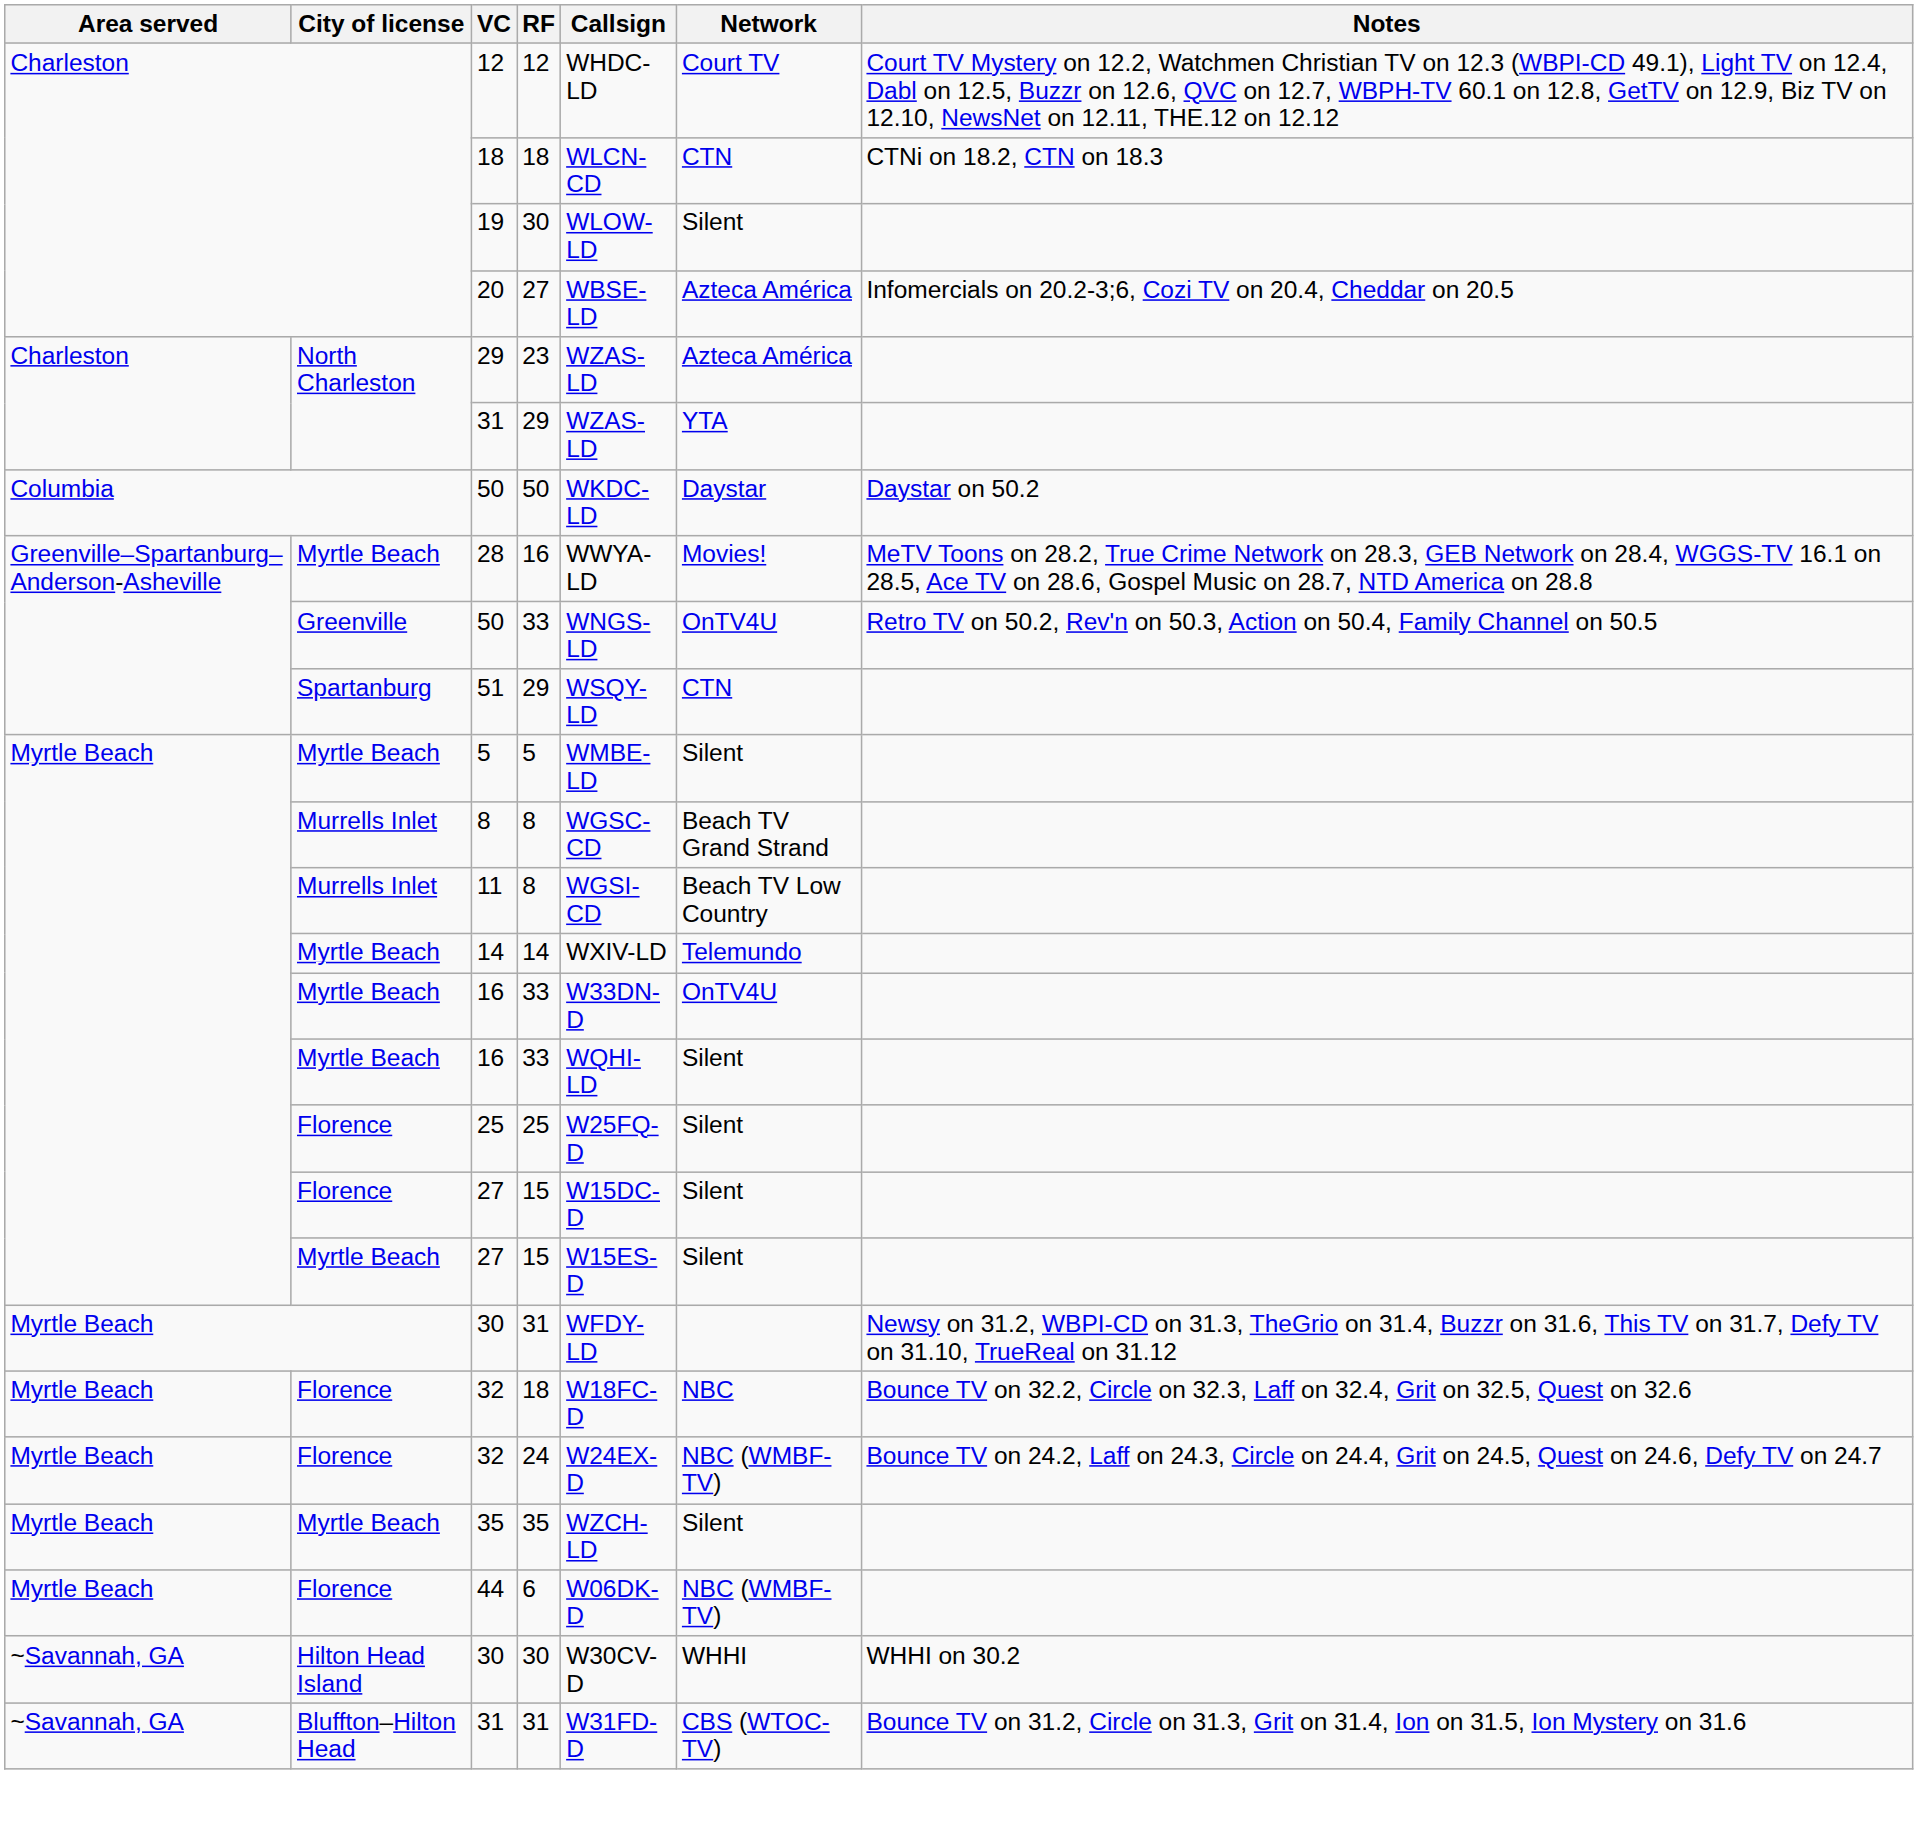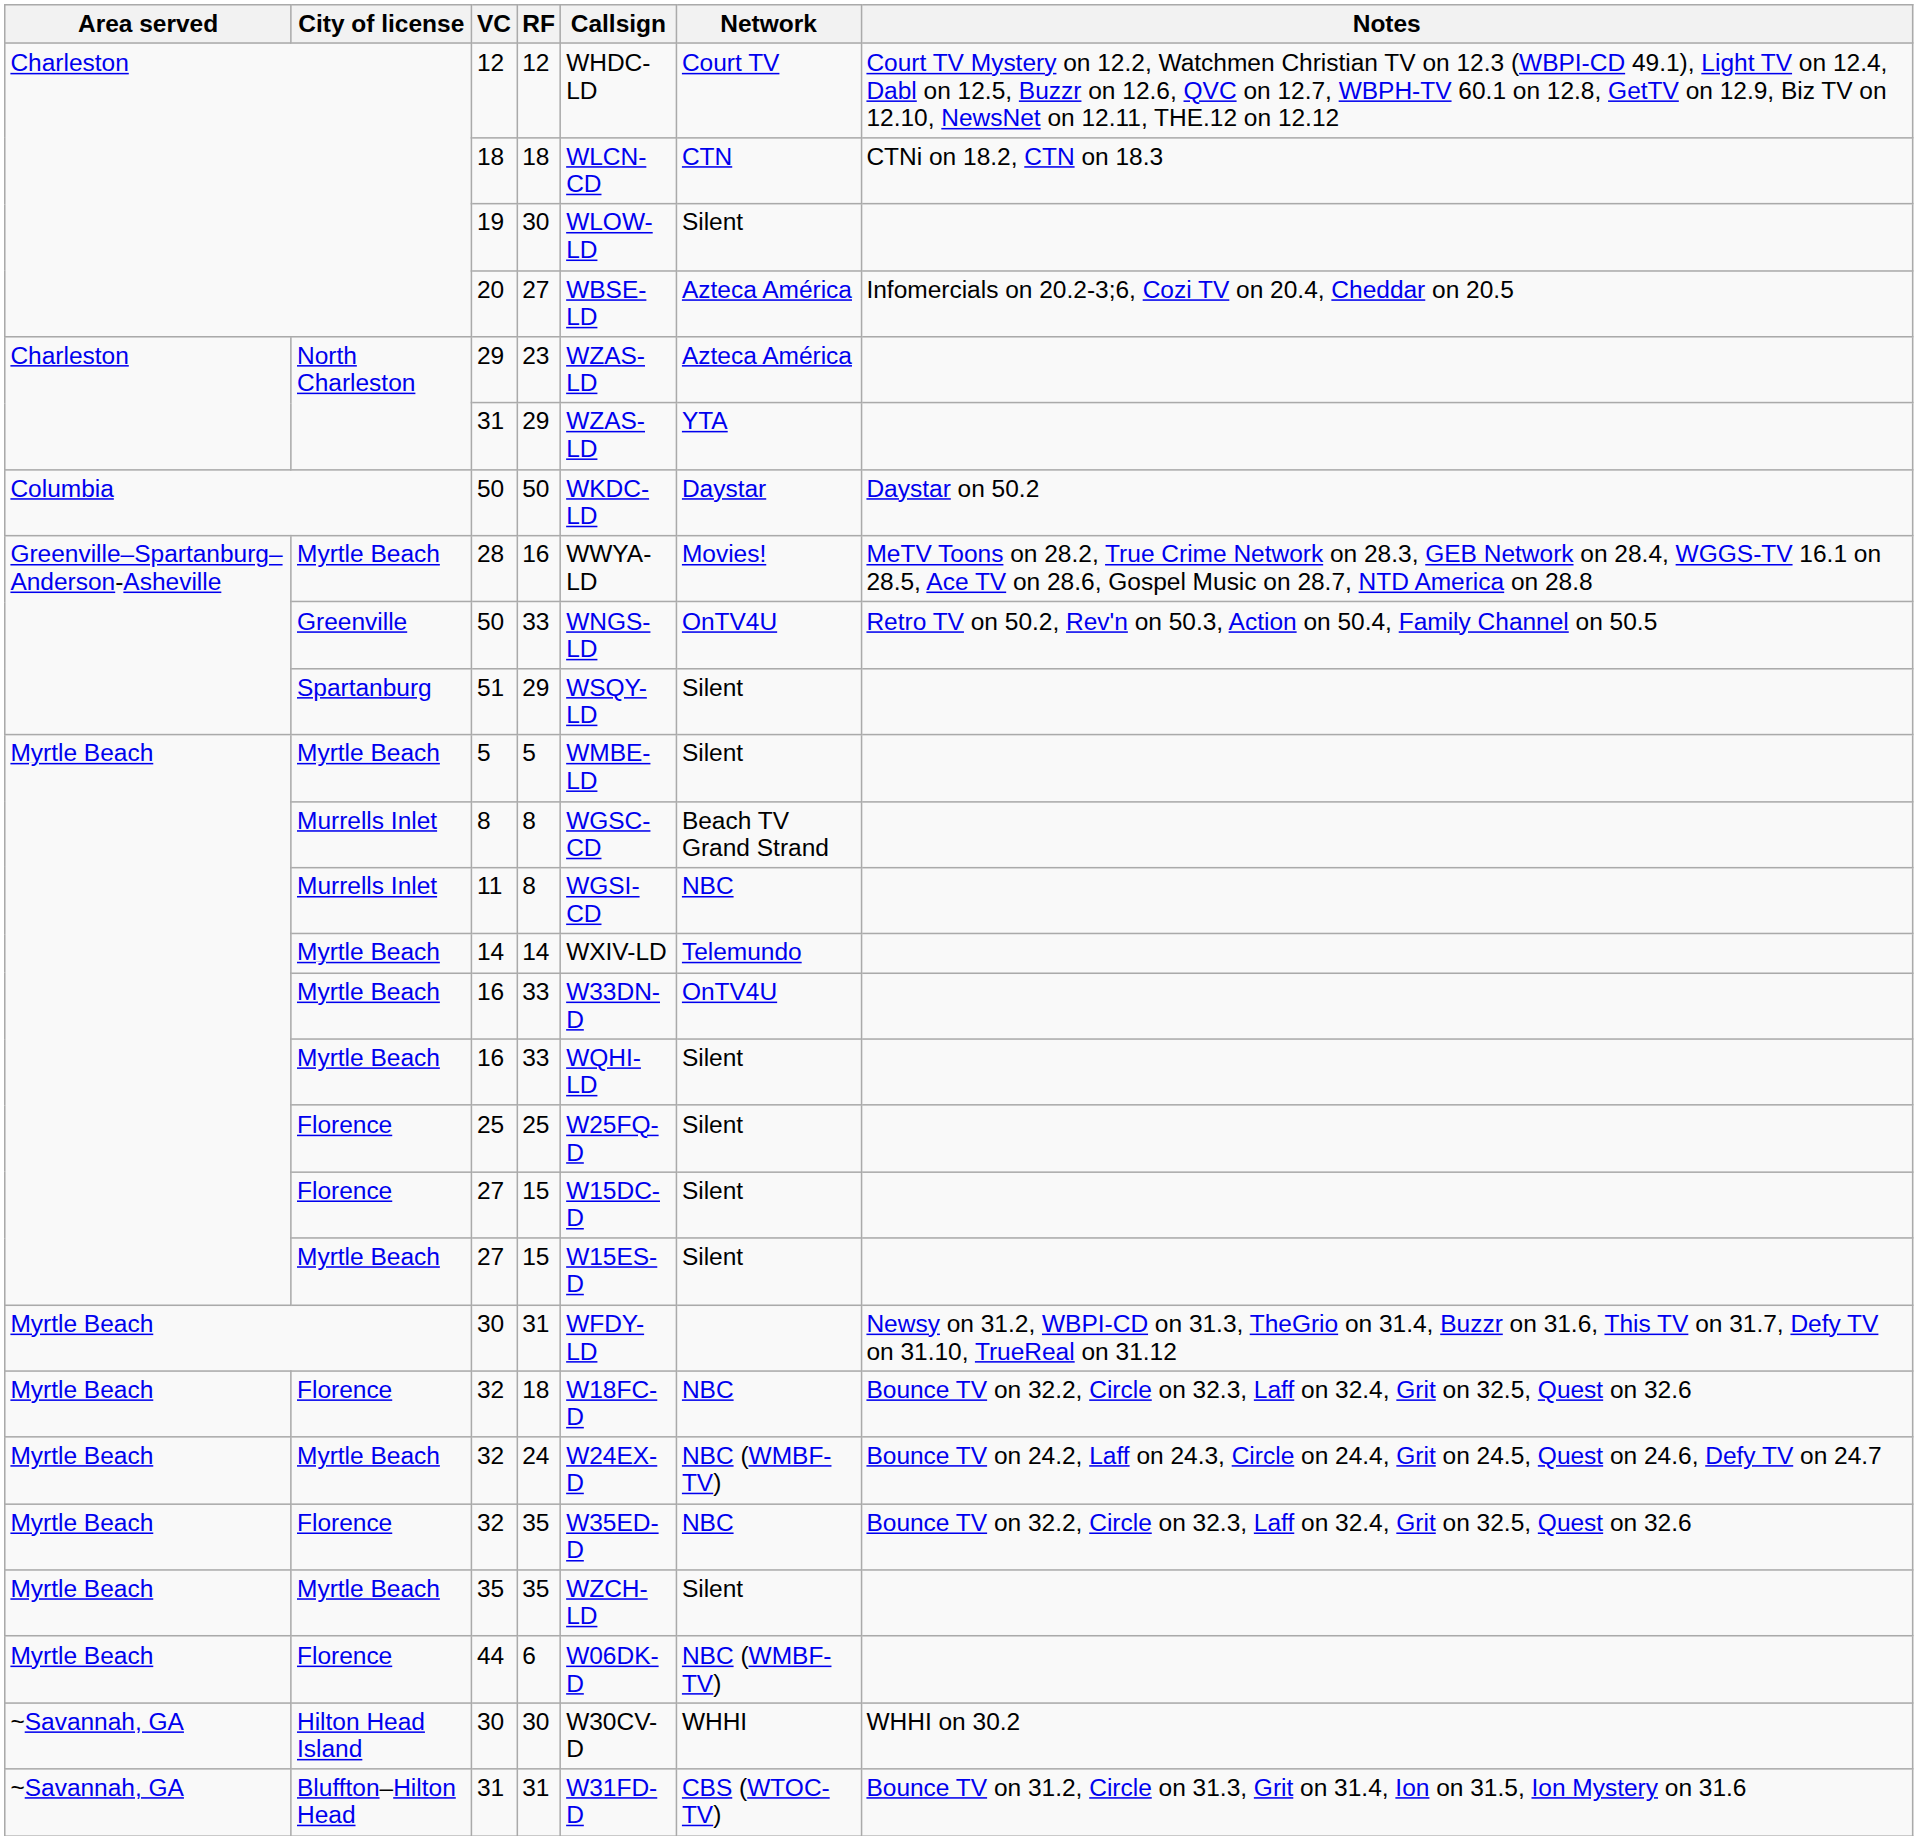(707, 687) CTN -> (713, 687) Silent
(761, 900) Beach TV Low Country -> (708, 886) NBC
(345, 1456) Florence -> (368, 1456) Myrtle Beach
+ row: (491, 1522)
